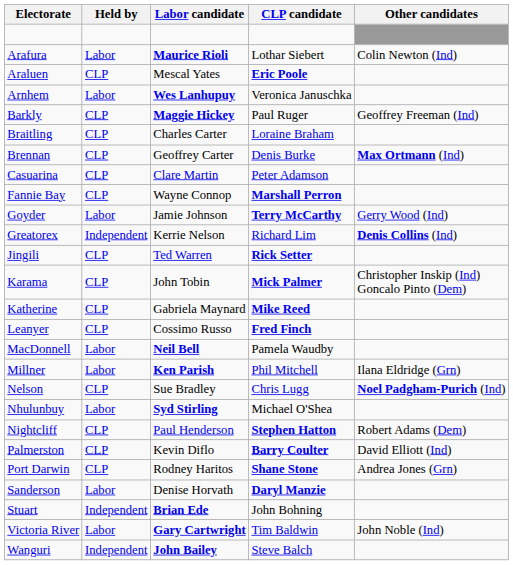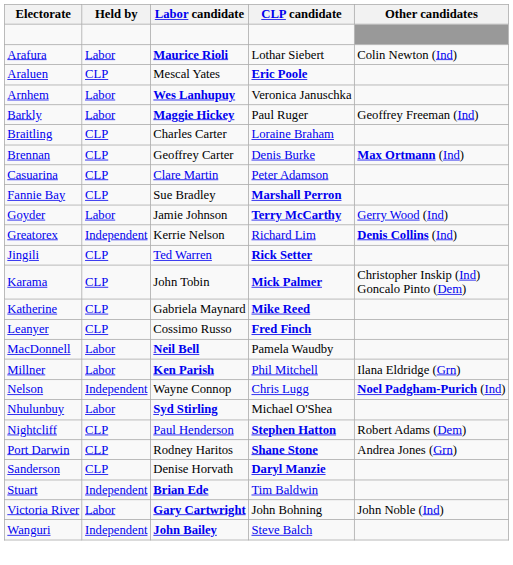(97, 114) CLP -> (100, 114) Labor
(192, 194) Wayne Connop -> (184, 194) Sue Bradley
(97, 389) CLP -> (116, 389) Independent
(184, 389) Sue Bradley -> (192, 389) Wayne Connop
- row: (36, 449)
(100, 489) Labor -> (97, 469) CLP
(287, 509) John Bohning -> (285, 489) Tim Baldwin
(285, 529) Tim Baldwin -> (287, 509) John Bohning
